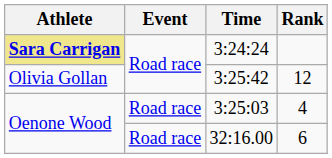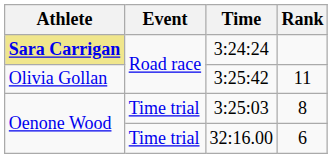(302, 79) 12 -> (302, 79) 11
(165, 108) Road race -> (164, 108) Time trial
(302, 108) 4 -> (302, 108) 8
(165, 138) Road race -> (164, 138) Time trial
